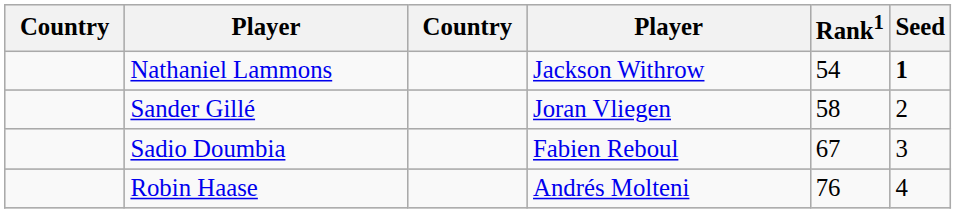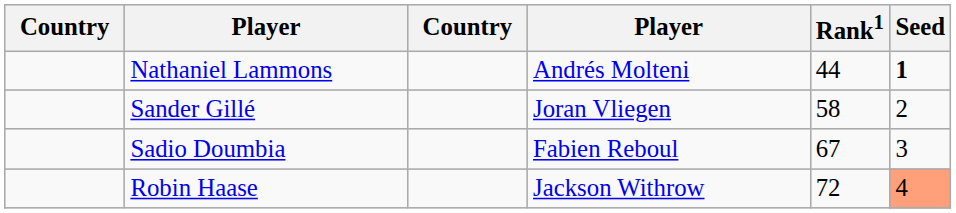(619, 70) Jackson Withrow -> (611, 70) Andrés Molteni
(828, 70) 54 -> (828, 70) 44
(611, 188) Andrés Molteni -> (619, 188) Jackson Withrow
(828, 188) 76 -> (828, 188) 72
(902, 188) no background -> (902, 188) lightsalmon background
